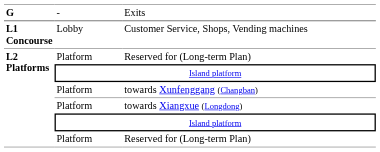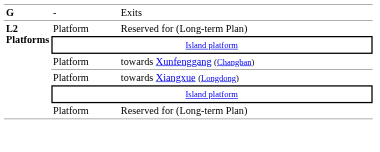- row: (70, 29)
